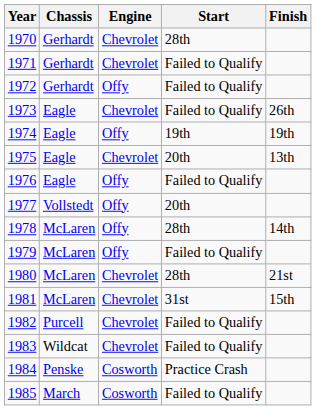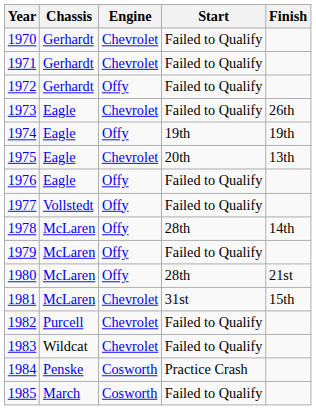(178, 40) 28th -> (214, 40) Failed to Qualify
(178, 204) 20th -> (214, 204) Failed to Qualify
(130, 275) Chevrolet -> (115, 275) Offy
